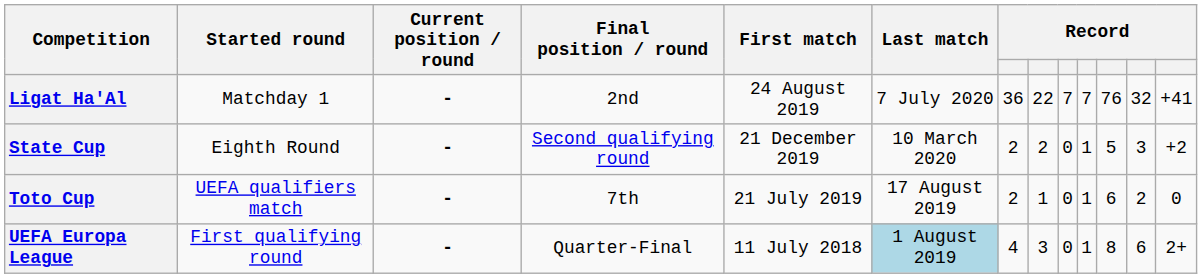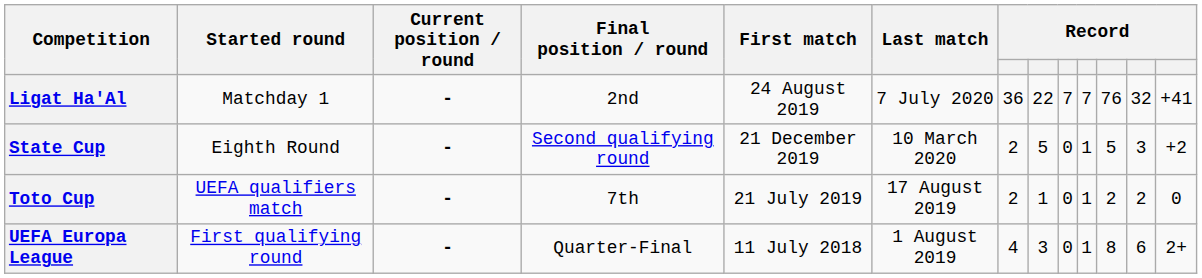(1043, 149) 2 -> (1043, 149) 5
(1111, 199) 6 -> (1111, 199) 2
(935, 248) lightblue background -> (935, 248) no background
